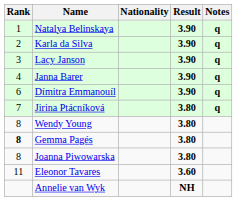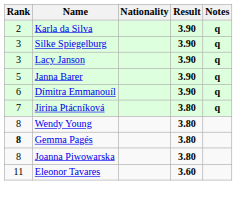- row: (74, 28)
+ row: (71, 44)
(18, 76) 4 -> (18, 76) 5
- row: (70, 188)
